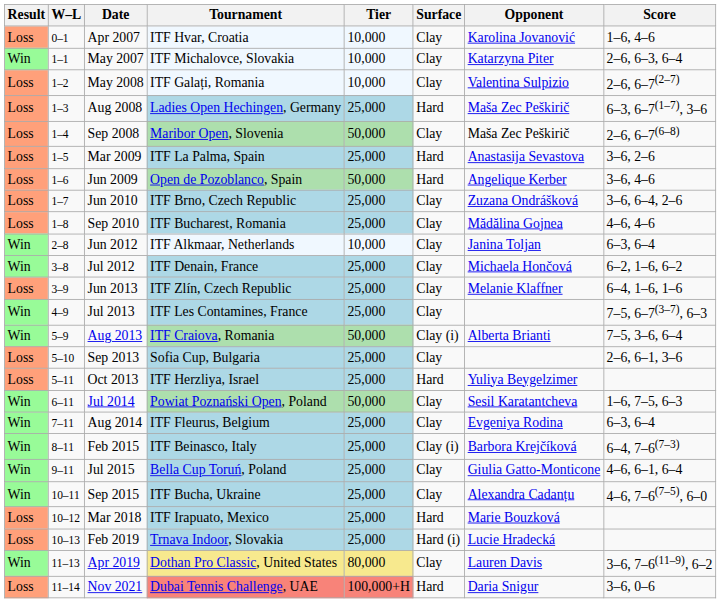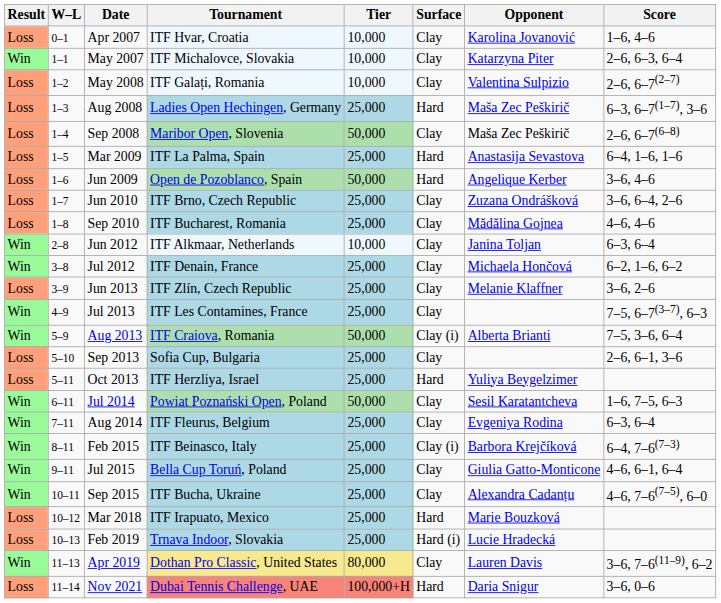(631, 157) 3–6, 2–6 -> (644, 157) 6–4, 1–6, 1–6
(644, 288) 6–4, 1–6, 1–6 -> (631, 288) 3–6, 2–6
